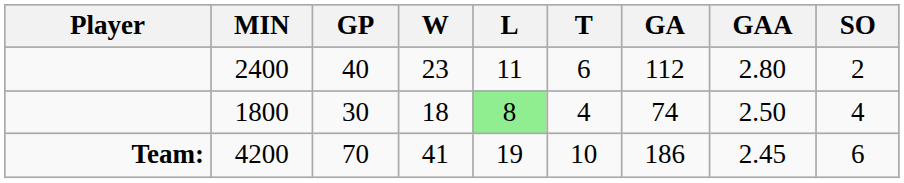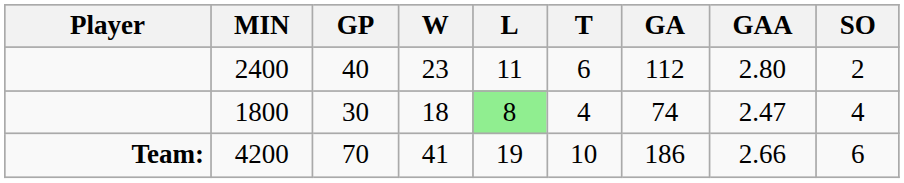(762, 111) 2.50 -> (762, 111) 2.47
(762, 154) 2.45 -> (762, 154) 2.66
